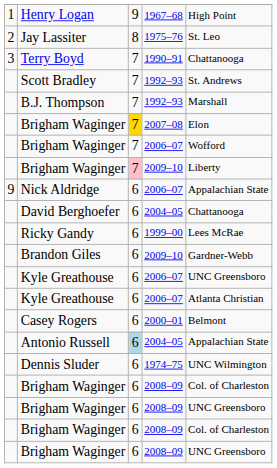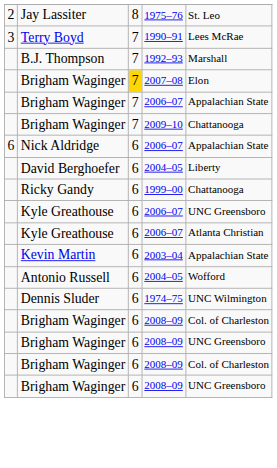- row: (57, 15)
(216, 59) Chattanooga -> (216, 37) Lees McRae
- row: (58, 80)
(207, 146) Wofford -> (228, 102) Appalachian State
(135, 168) pink background -> (135, 124) no background
(204, 168) Liberty -> (216, 124) Chattanooga
(11, 189) 9 -> (11, 146) 6
(216, 211) Chattanooga -> (204, 168) Liberty
(216, 233) Lees McRae -> (216, 189) Chattanooga
- row: (61, 255)
+ row: (58, 255)
- row: (59, 320)
(135, 342) lightblue background -> (135, 277) no background
(228, 342) Appalachian State -> (207, 277) Wofford
